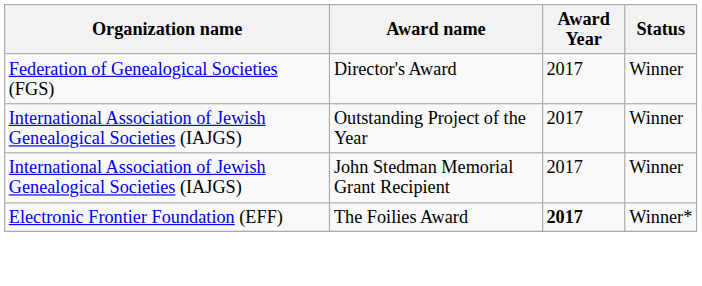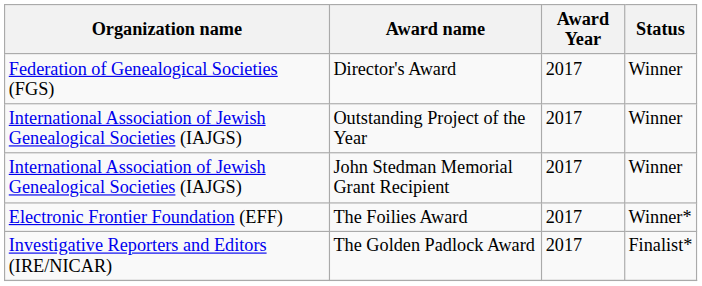(565, 216) bold -> (564, 216) normal
+ row: (434, 245)
